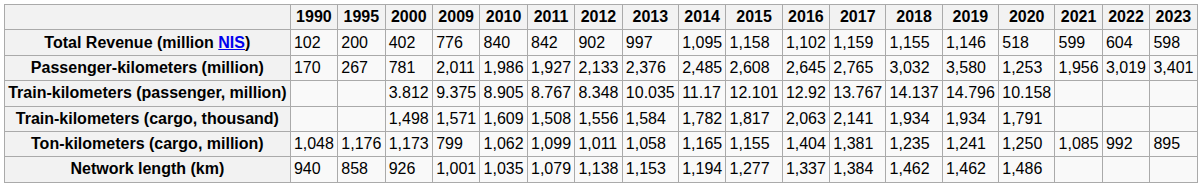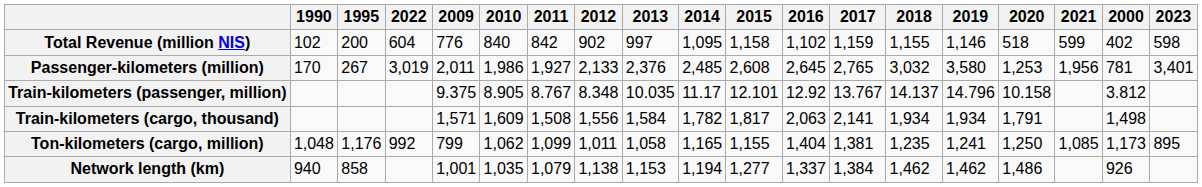columns swapped: (409, 17) <-> (1126, 17)
